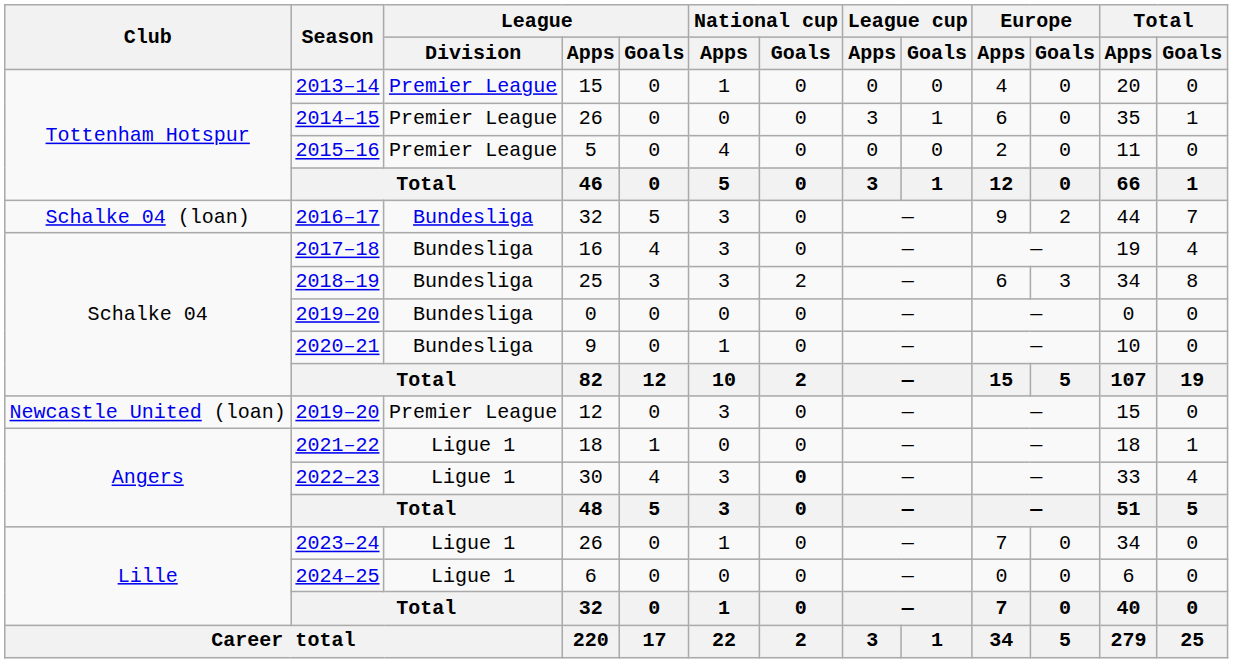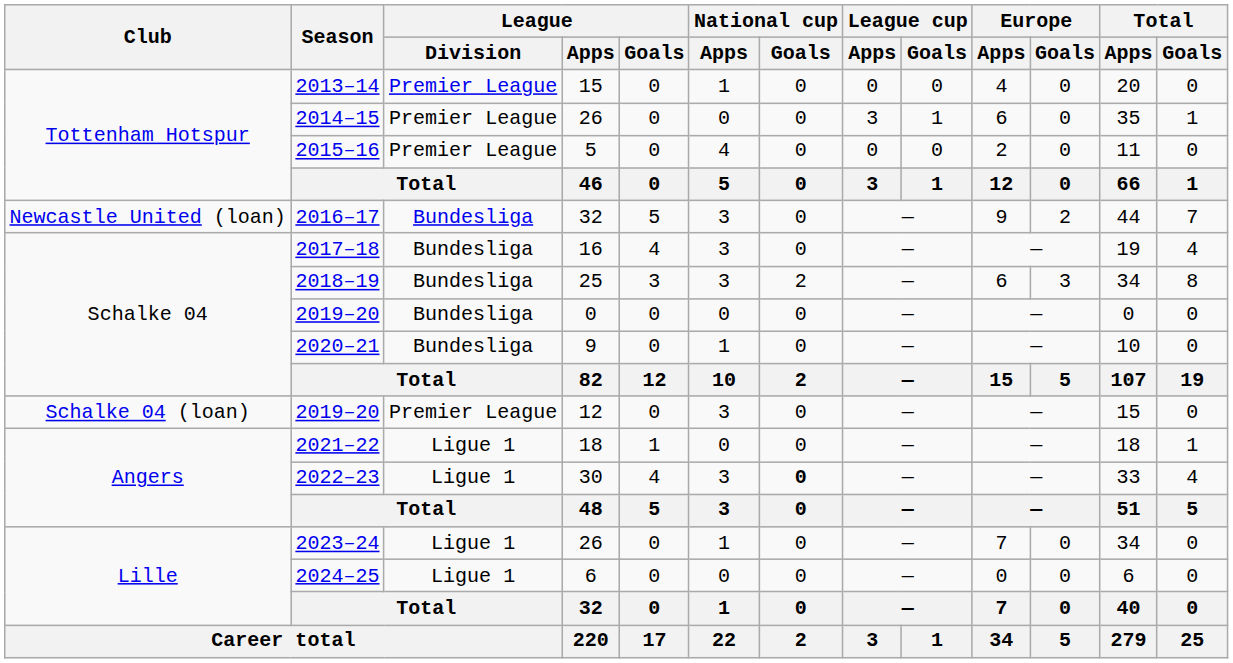(148, 217) Schalke 04 (loan) -> (148, 217) Newcastle United (loan)
(148, 413) Newcastle United (loan) -> (148, 413) Schalke 04 (loan)
